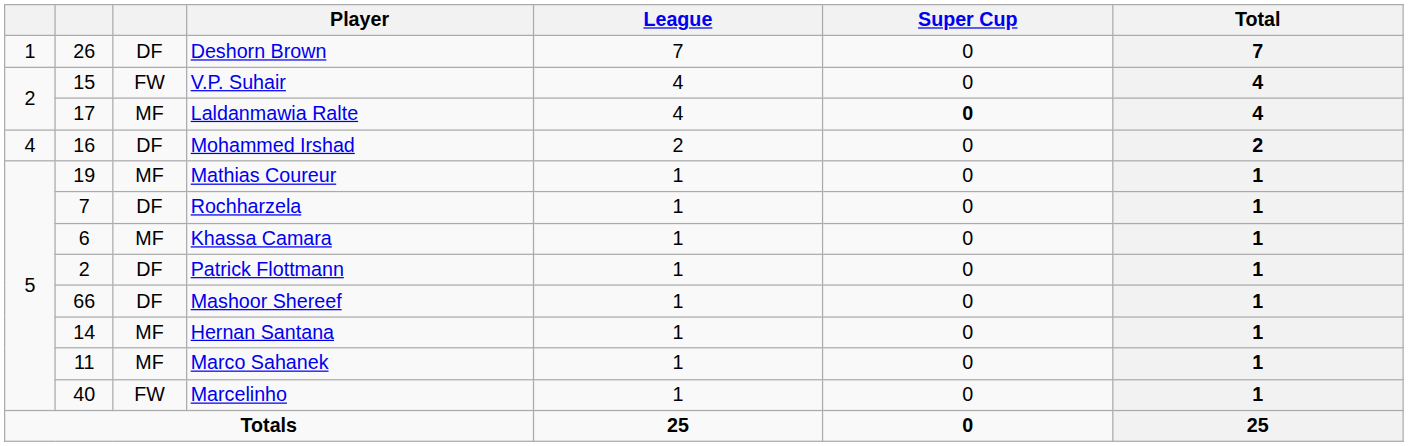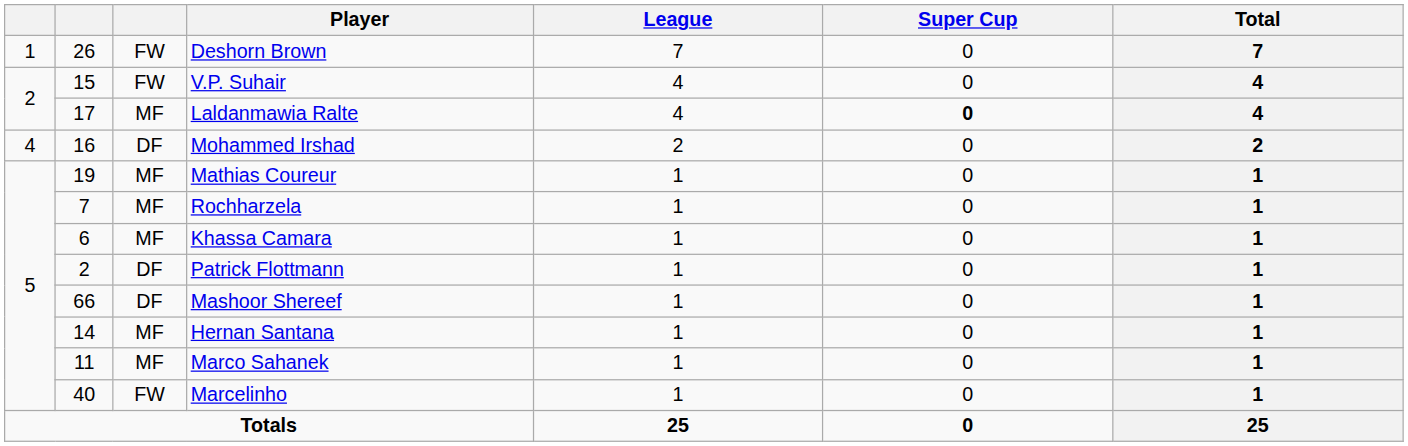(149, 51) DF -> (149, 51) FW
(149, 207) DF -> (149, 207) MF
